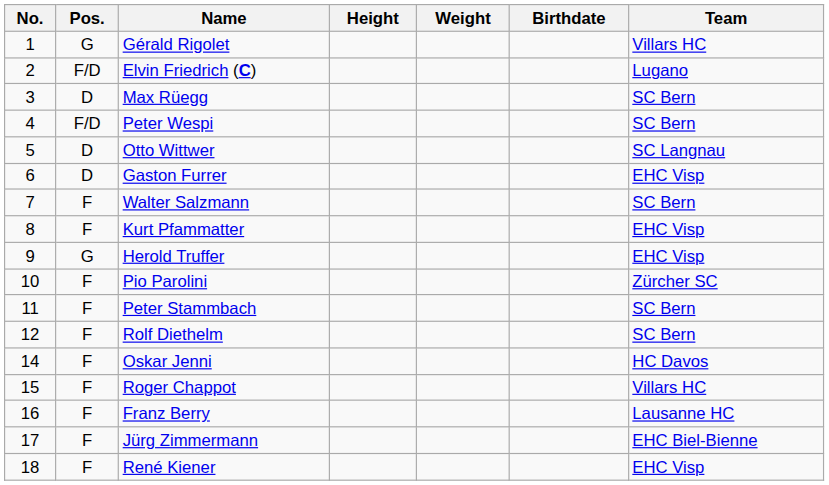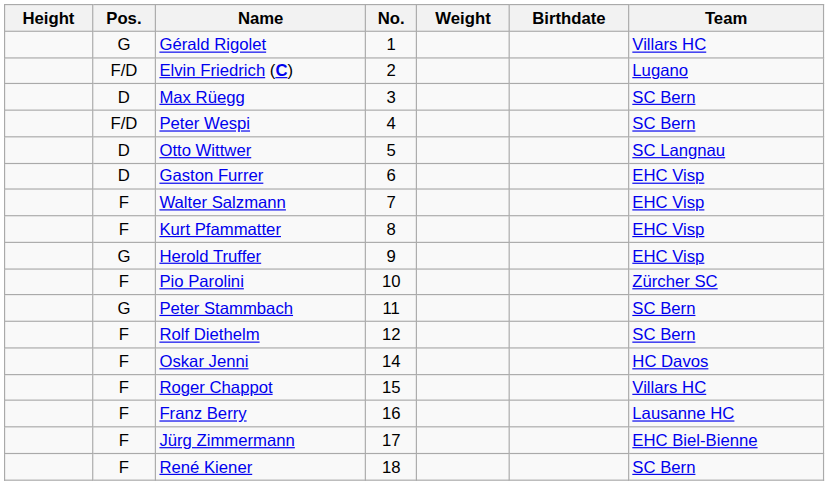columns swapped: (30, 18) <-> (373, 18)
(664, 203) SC Bern -> (668, 203) EHC Visp
(87, 308) F -> (124, 308) G
(668, 467) EHC Visp -> (664, 467) SC Bern
